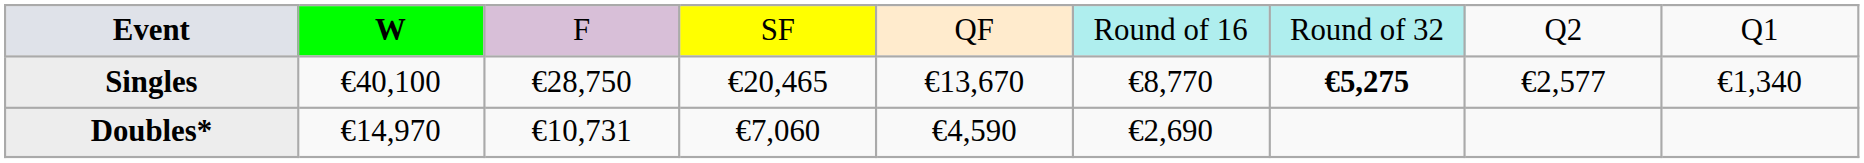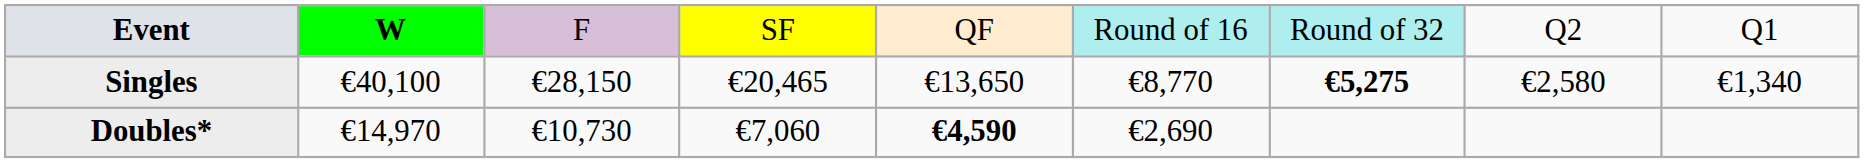(582, 81) €28,750 -> (582, 81) €28,150
(974, 81) €13,670 -> (974, 81) €13,650
(1563, 81) €2,577 -> (1563, 81) €2,580
(582, 131) €10,731 -> (582, 131) €10,730
(974, 131) normal -> (974, 131) bold
